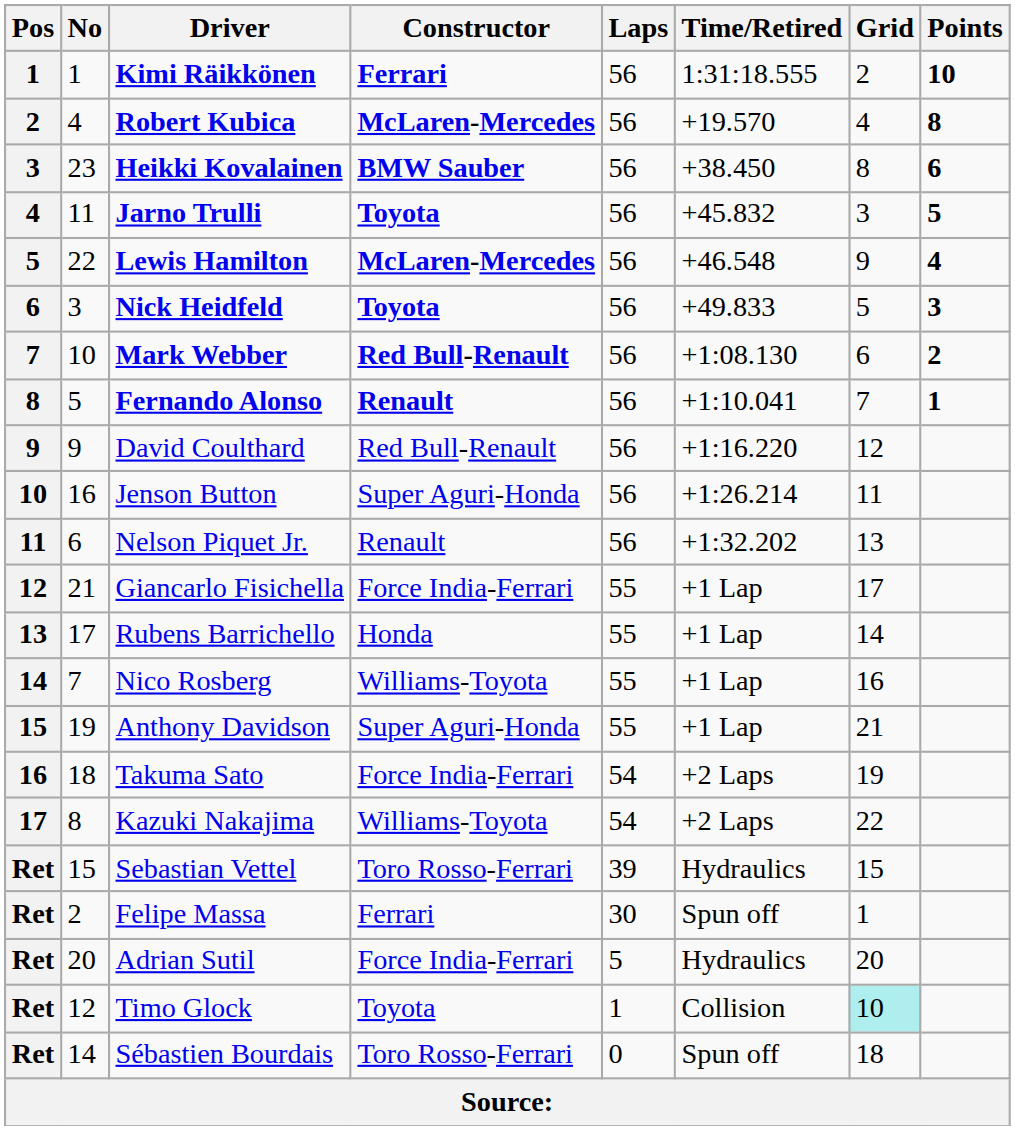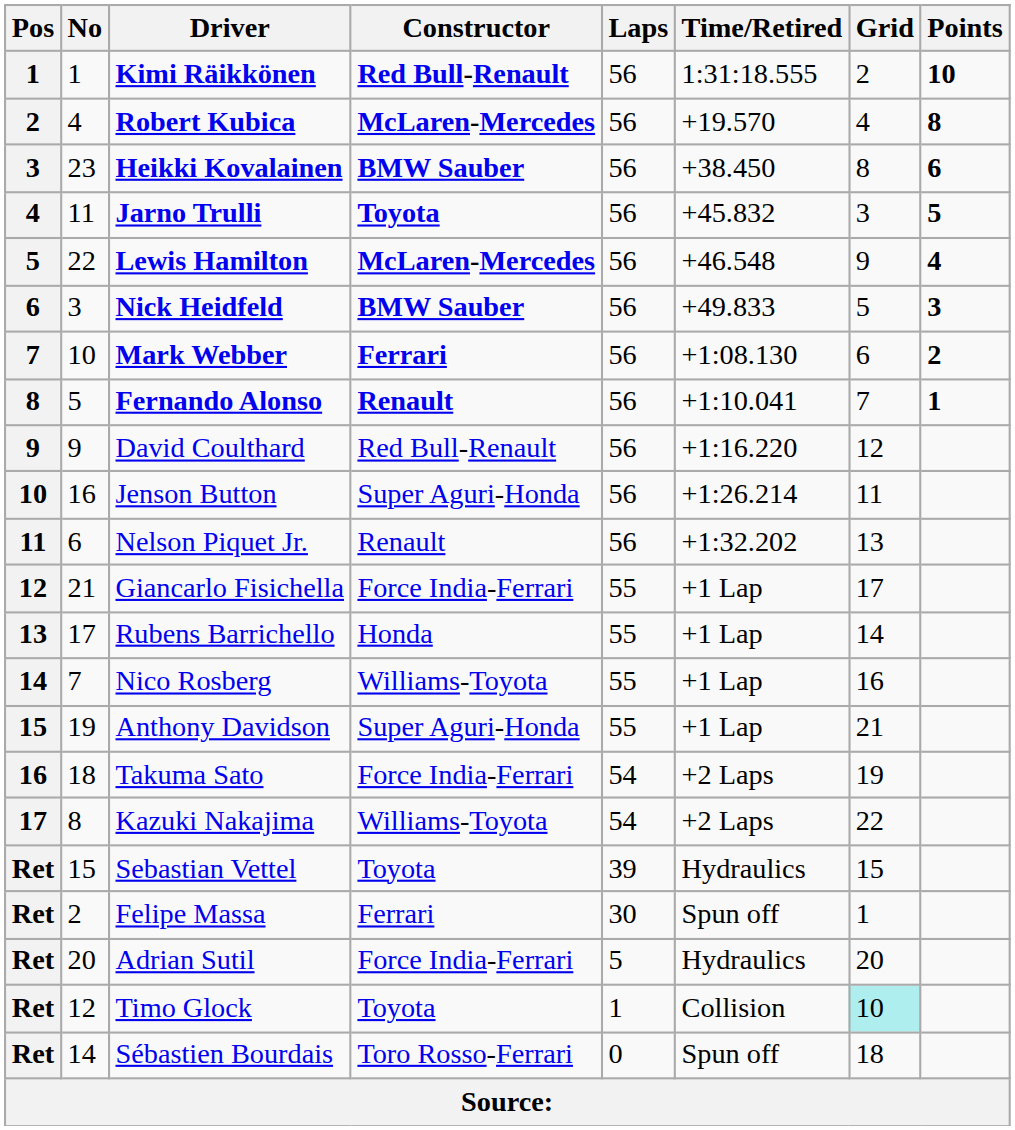(402, 74) Ferrari -> (463, 74) Red Bull-Renault
(399, 307) Toyota -> (441, 307) BMW Sauber
(463, 354) Red Bull-Renault -> (402, 354) Ferrari
(465, 867) Toro Rosso-Ferrari -> (396, 867) Toyota
